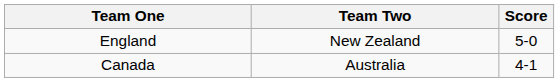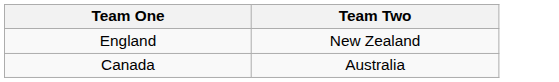- column: (526, 16)
